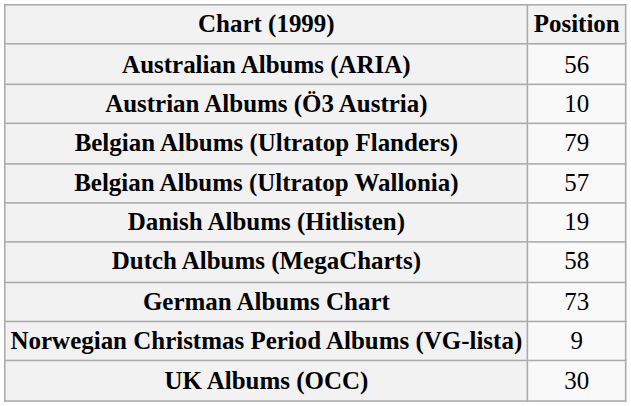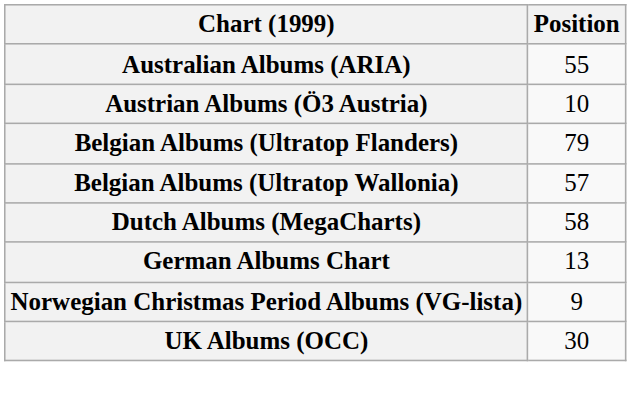(577, 63) 56 -> (577, 63) 55
- row: (266, 222)
(577, 301) 73 -> (577, 261) 13
